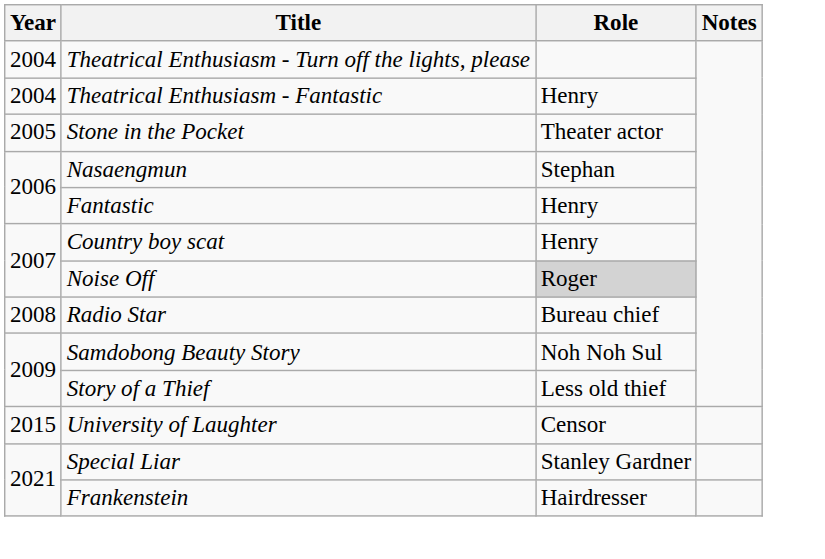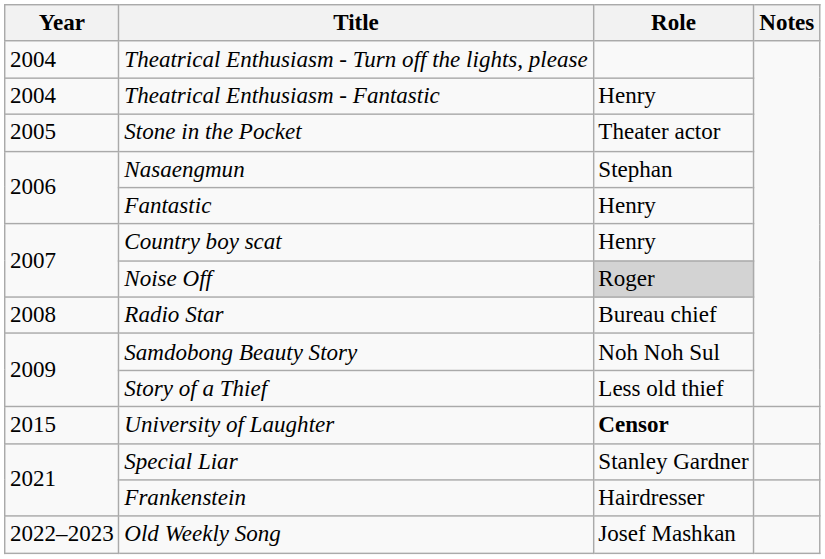(573, 424) normal -> (634, 424) bold
+ row: (203, 534)
